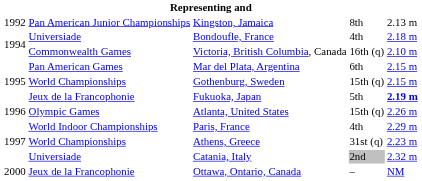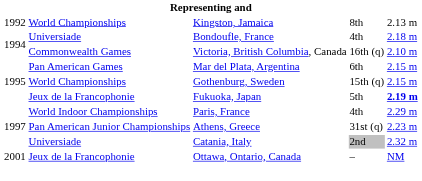(109, 22) Pan American Junior Championships -> (77, 22) World Championships
- row: (241, 112)
(77, 141) World Championships -> (109, 127) Pan American Junior Championships
(15, 171) 2000 -> (15, 156) 2001
